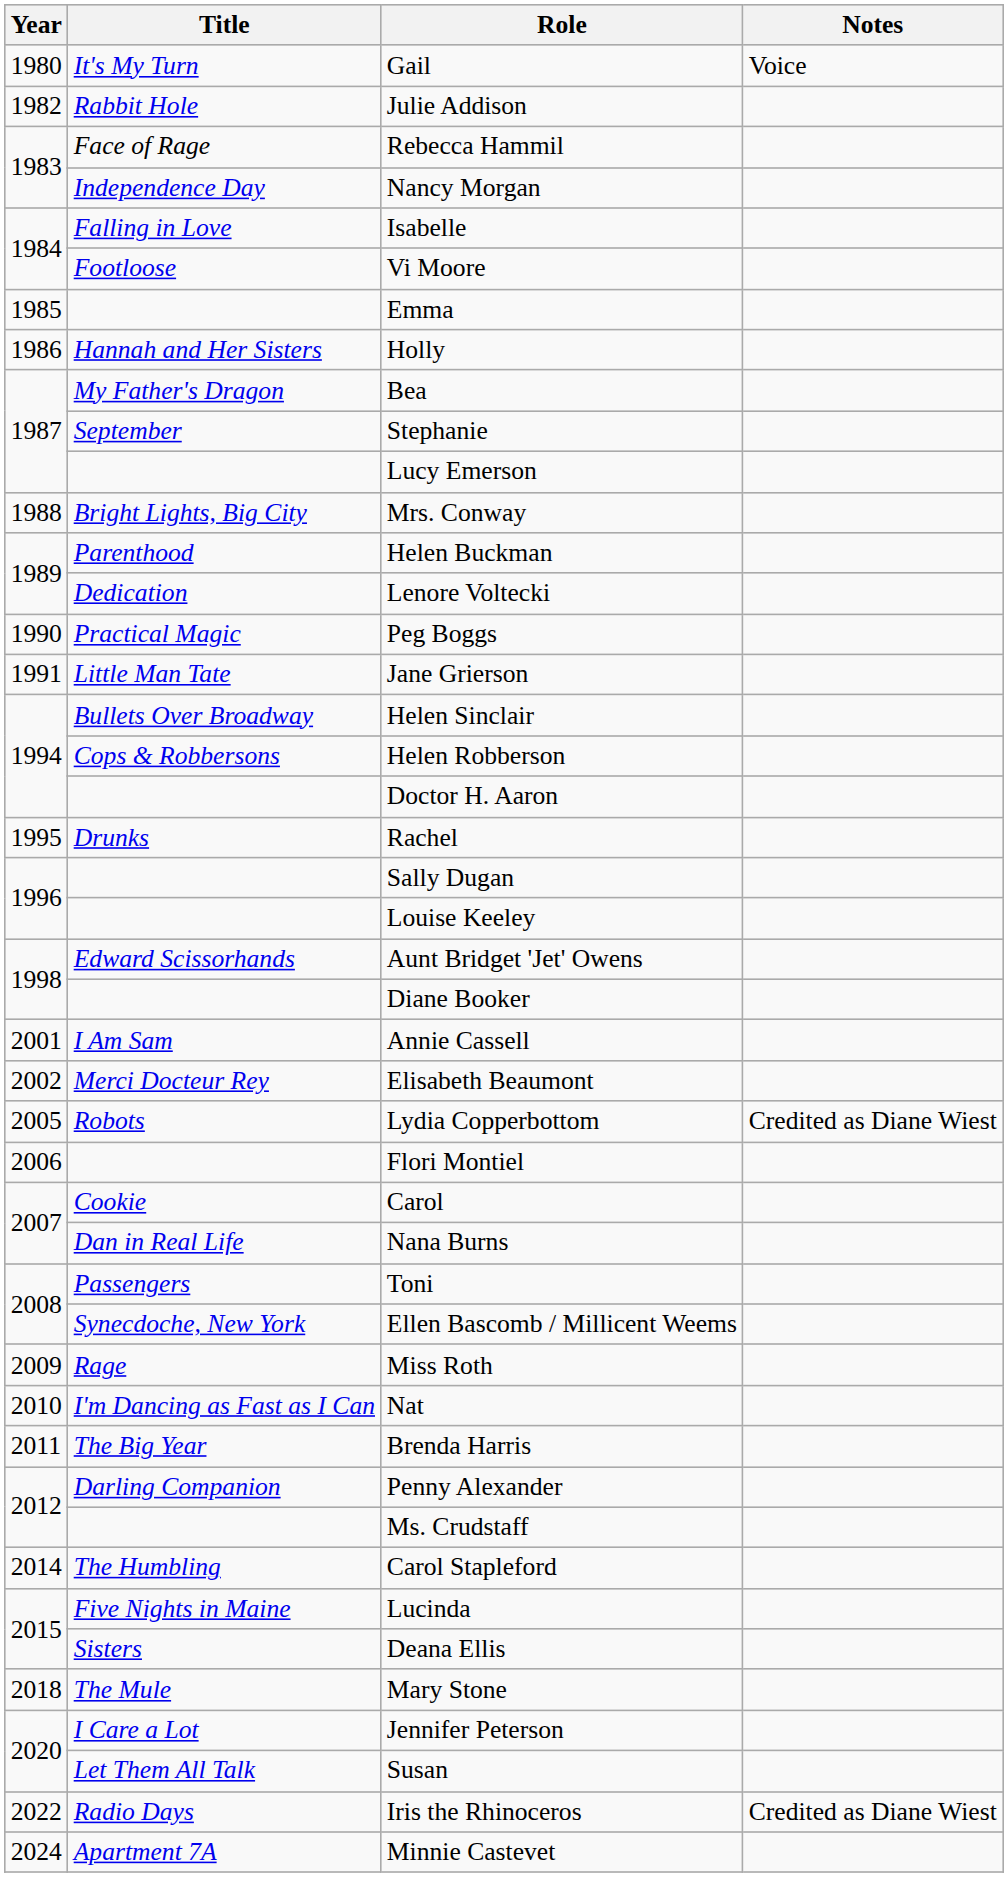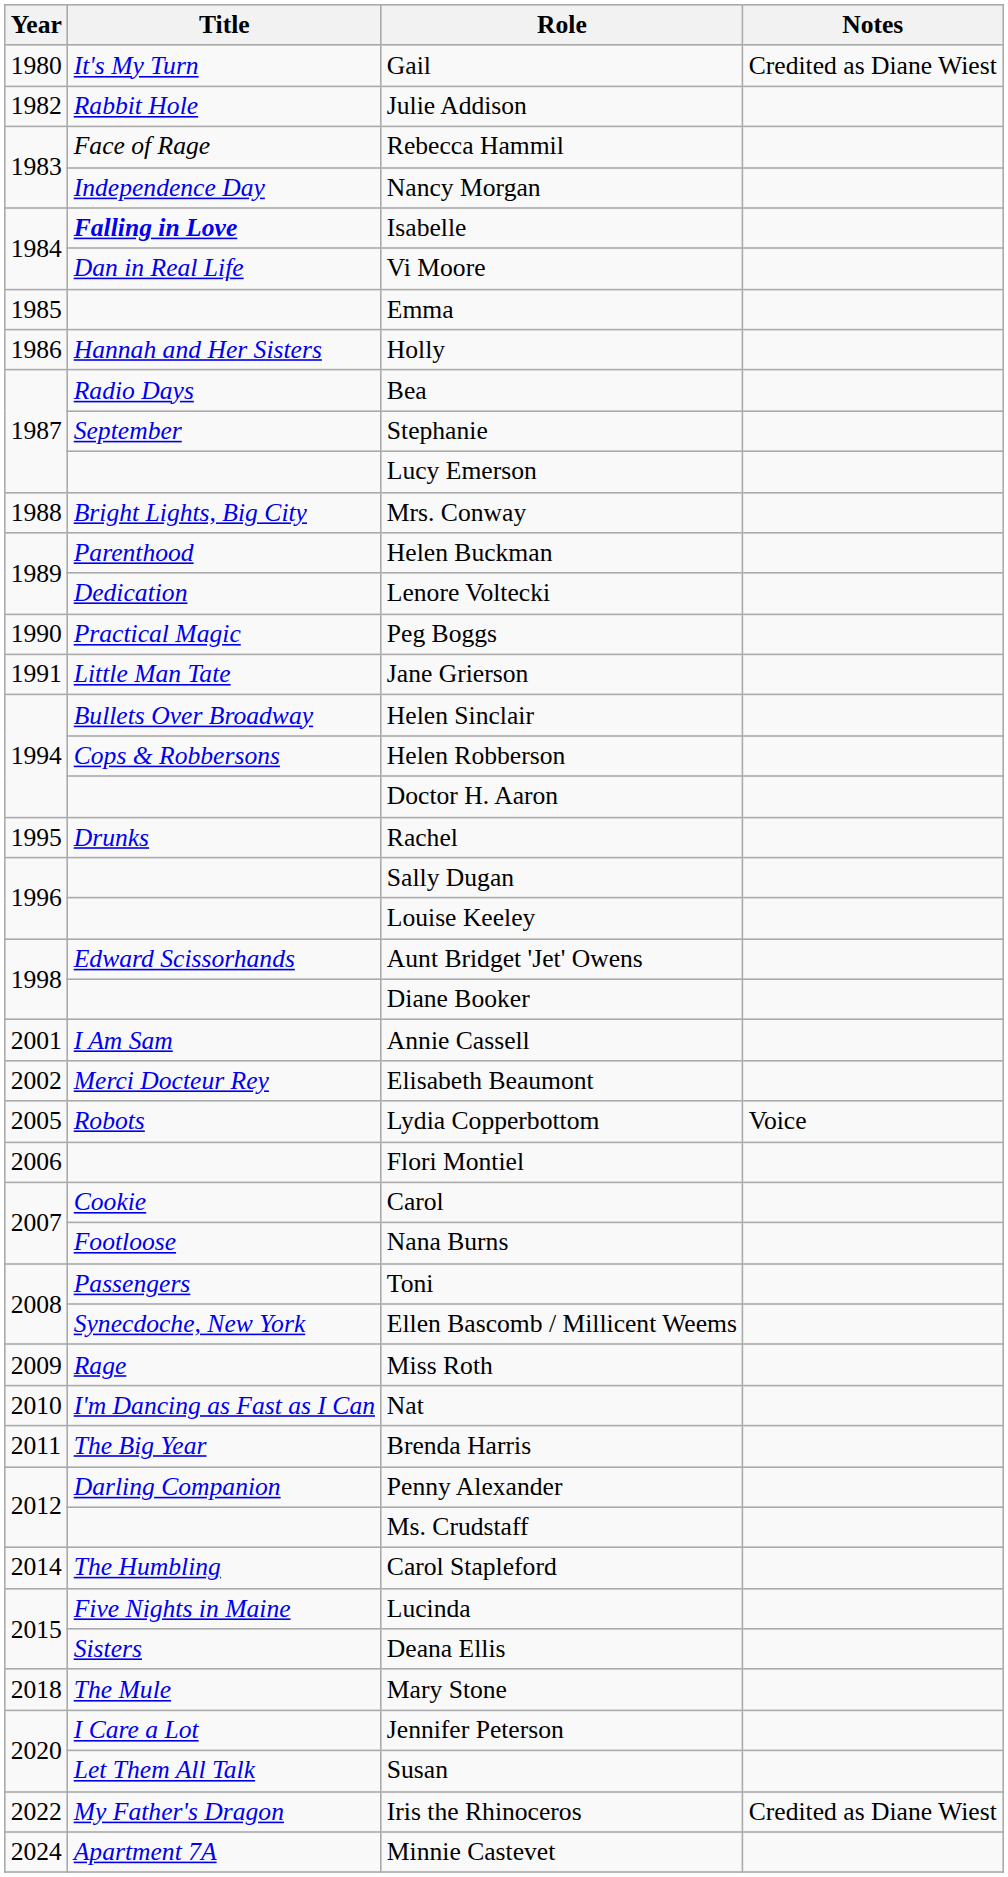(778, 65) Voice -> (873, 65) Credited as Diane Wiest
(153, 227) normal -> (155, 227) bold
(125, 268) Footloose -> (159, 268) Dan in Real Life
(179, 390) My Father's Dragon -> (134, 390) Radio Days
(873, 1120) Credited as Diane Wiest -> (778, 1120) Voice
(159, 1242) Dan in Real Life -> (125, 1242) Footloose
(134, 1811) Radio Days -> (179, 1811) My Father's Dragon
